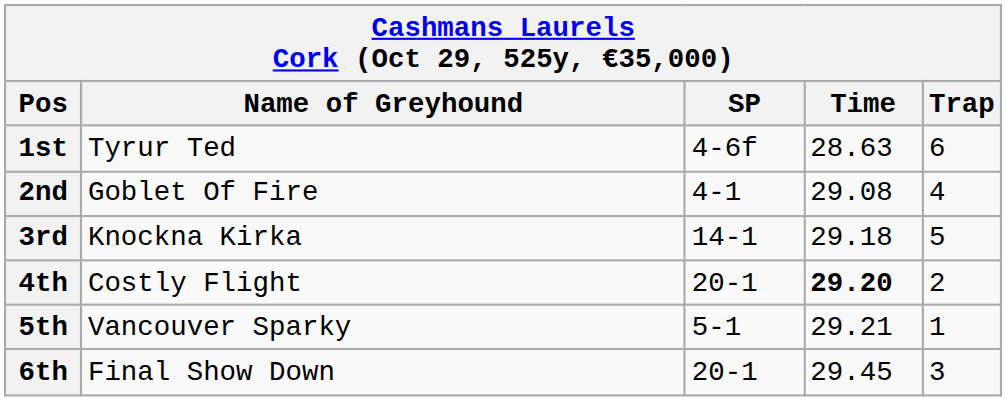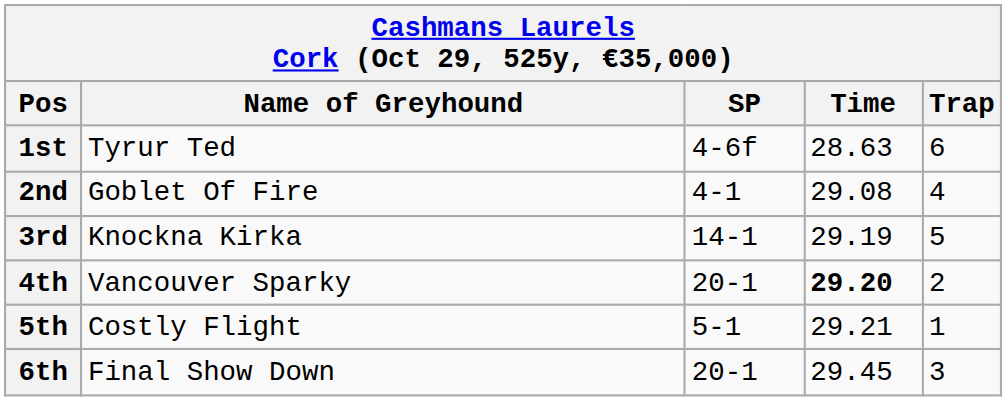(852, 238) 29.18 -> (852, 238) 29.19
(195, 283) Costly Flight -> (220, 283) Vancouver Sparky
(220, 327) Vancouver Sparky -> (195, 327) Costly Flight
